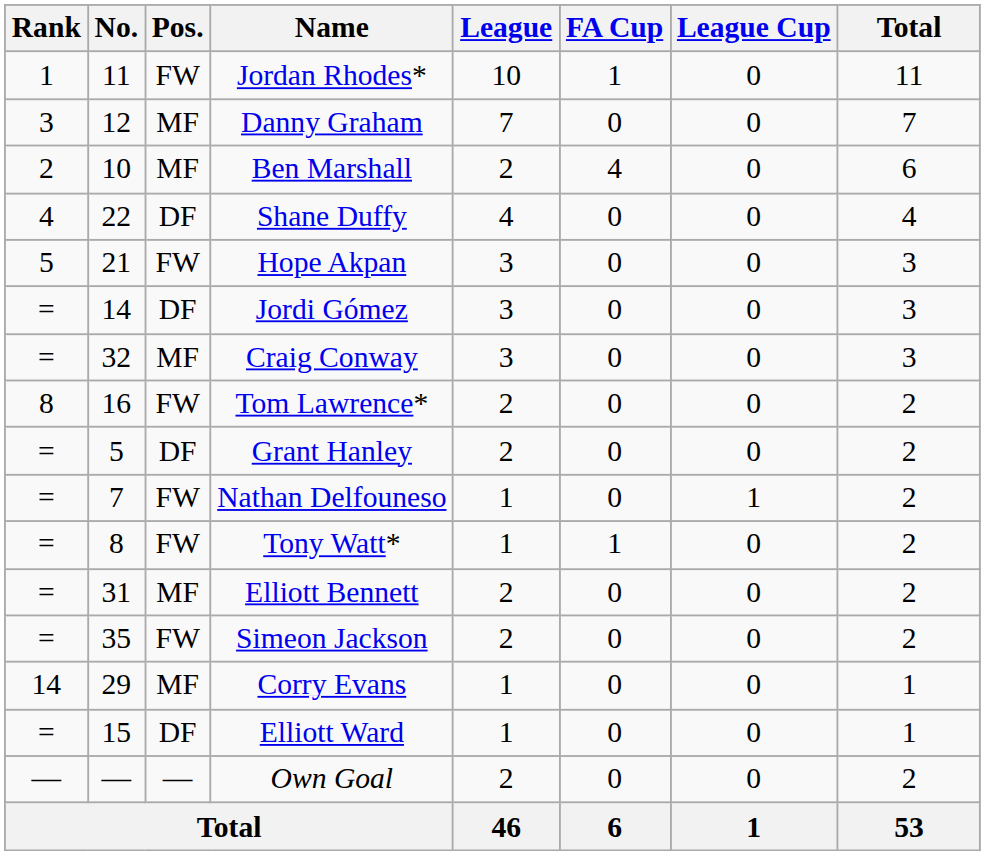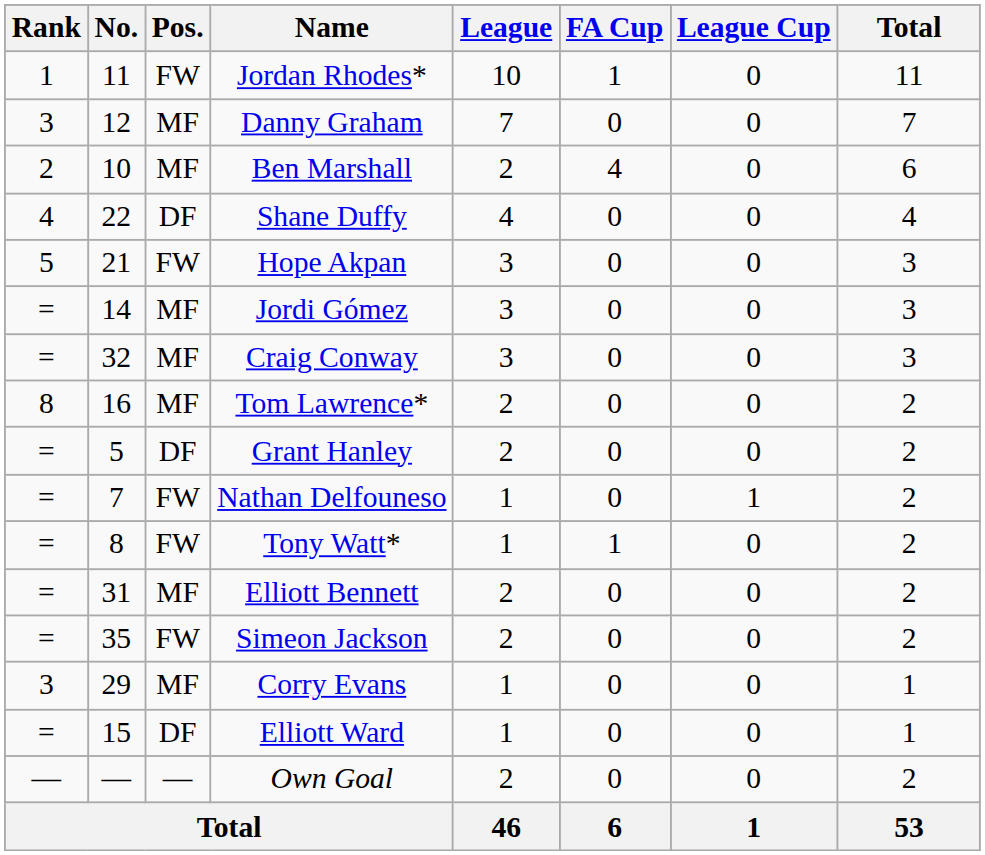(178, 309) DF -> (178, 309) MF
(178, 403) FW -> (178, 403) MF
(46, 685) 14 -> (46, 685) 3
